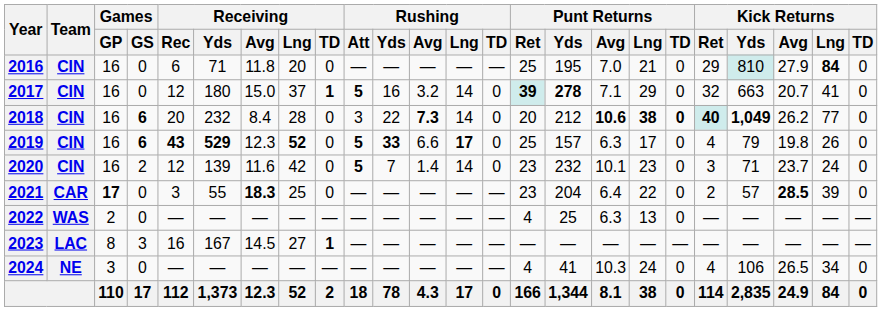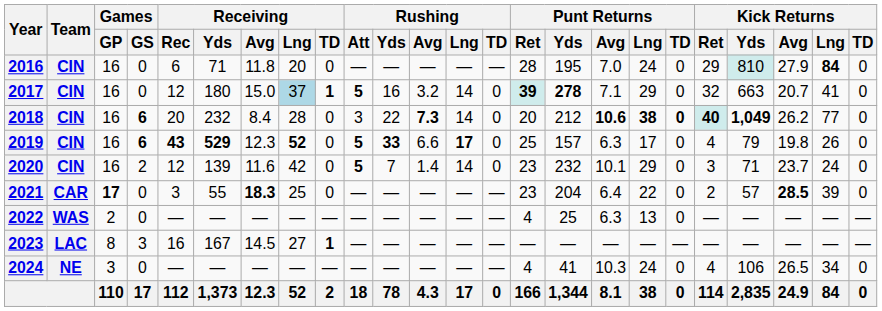(528, 67) 25 -> (528, 67) 28
(648, 67) 21 -> (648, 67) 24
(297, 92) no background -> (297, 92) lightblue background
(648, 167) 23 -> (648, 167) 29
